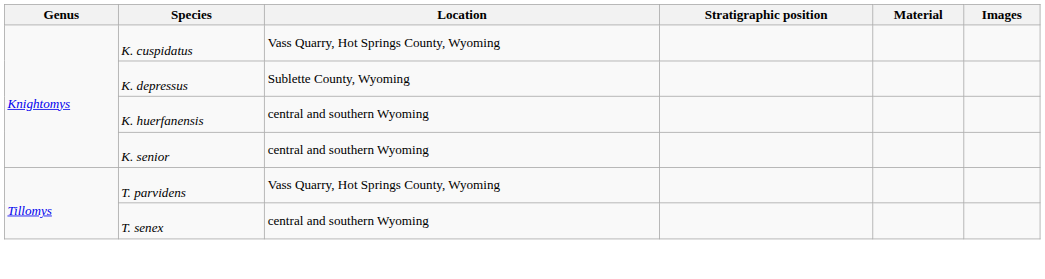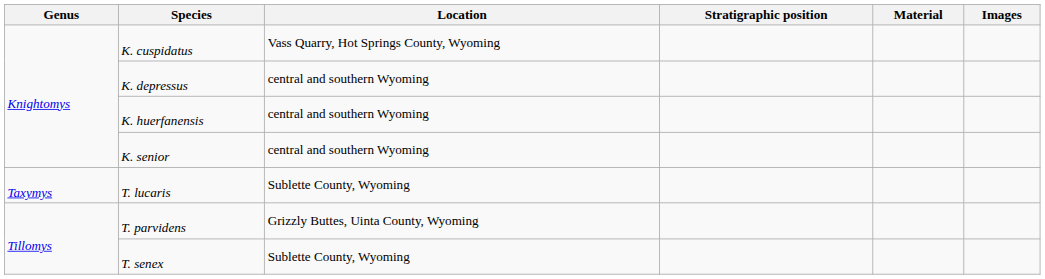(339, 78) Sublette County, Wyoming -> (348, 78) central and southern Wyoming
+ row: (146, 192)
(384, 185) Vass Quarry, Hot Springs County, Wyoming -> (373, 220) Grizzly Buttes, Uinta County, Wyoming
(348, 220) central and southern Wyoming -> (339, 256) Sublette County, Wyoming
